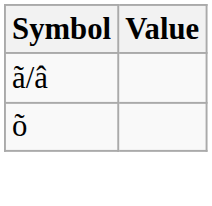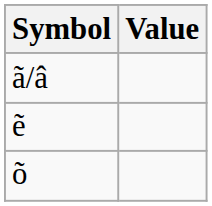+ row: (19, 126)
